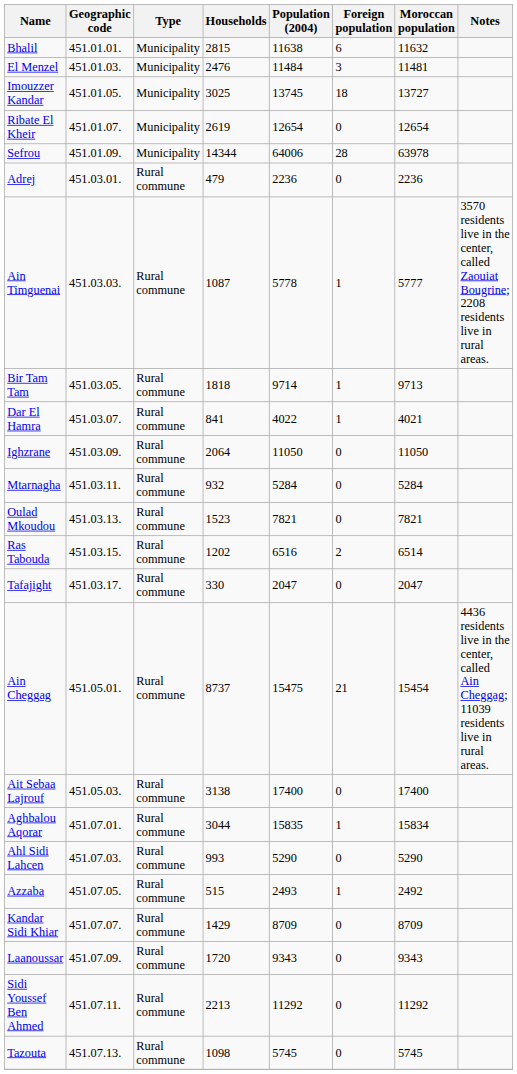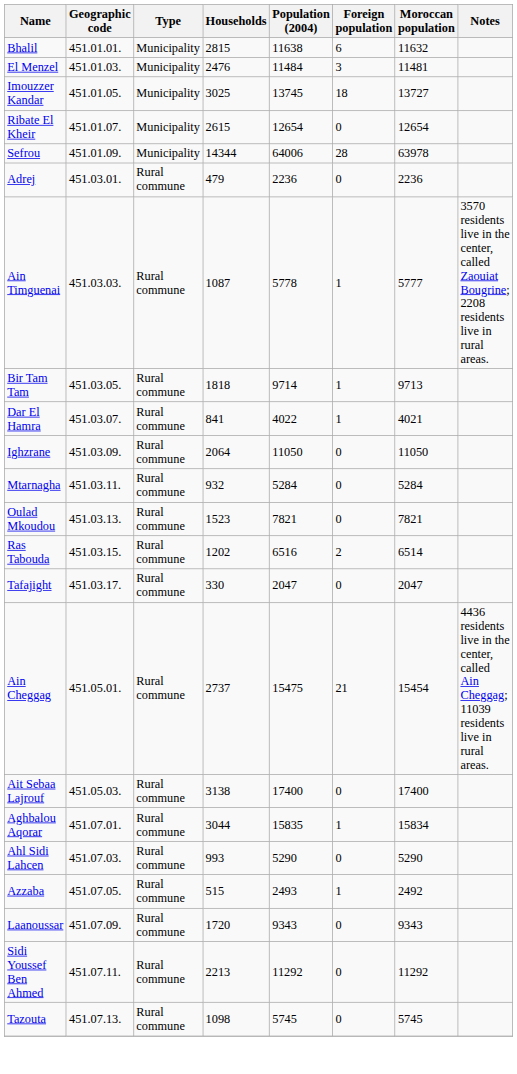(218, 127) 2619 -> (218, 127) 2615
(218, 688) 8737 -> (218, 688) 2737
- row: (33, 924)
